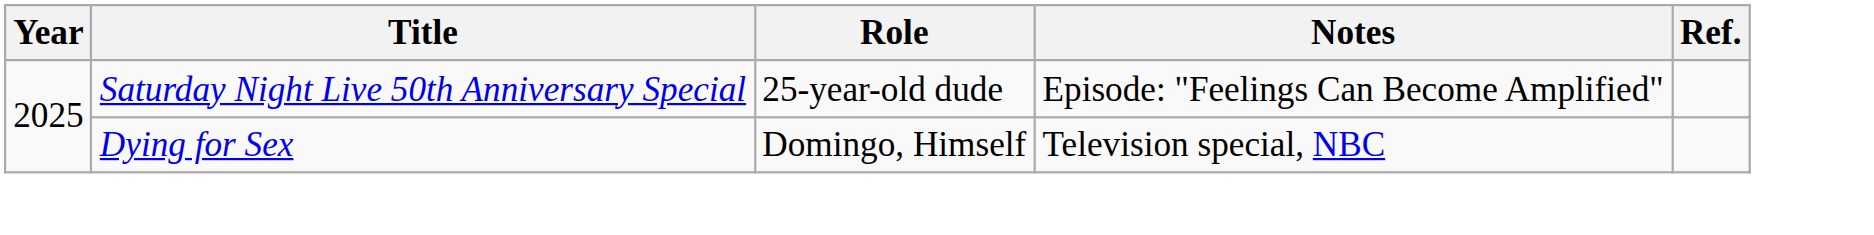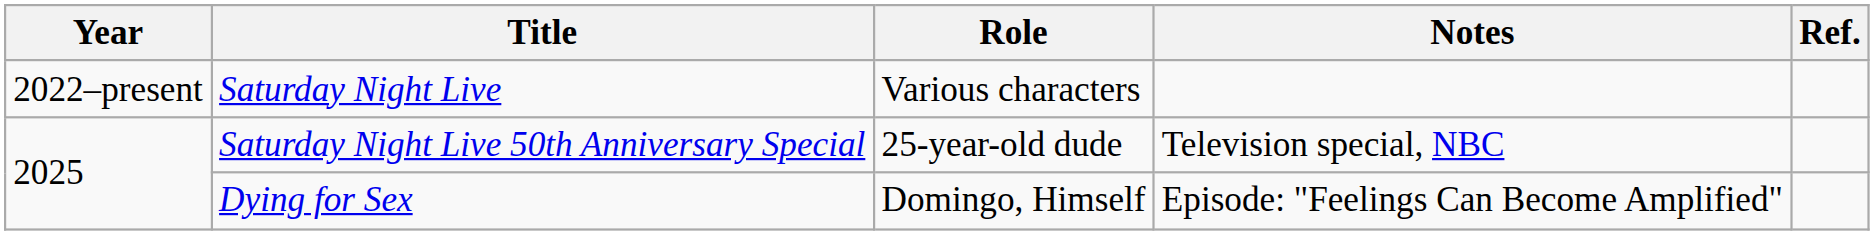+ row: (360, 88)
(1353, 88) Episode: "Feelings Can Become Amplified" -> (1333, 144) Television special, NBC
(1214, 144) Television special, NBC -> (1472, 199) Episode: "Feelings Can Become Amplified"
